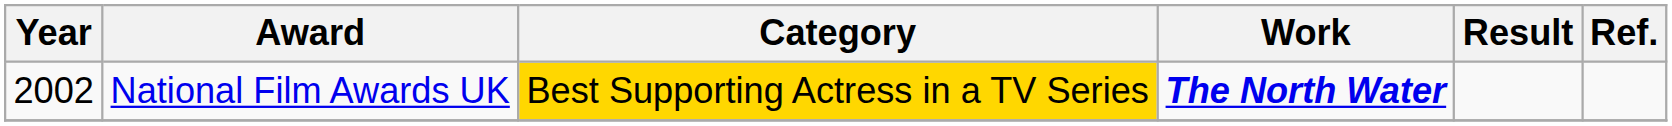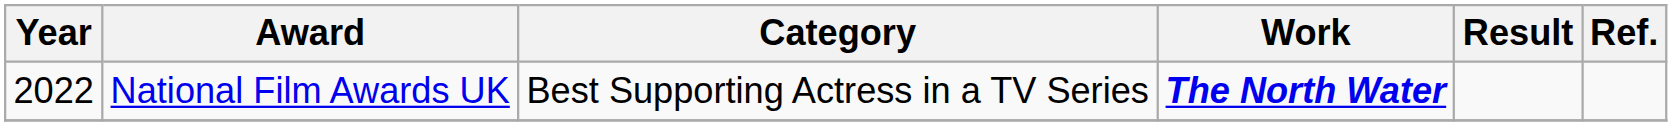(54, 90) 2002 -> (54, 90) 2022
(838, 90) gold background -> (838, 90) no background
